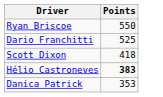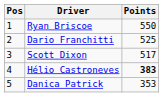+ column: (15, 12)
(128, 56) 418 -> (148, 56) 517
